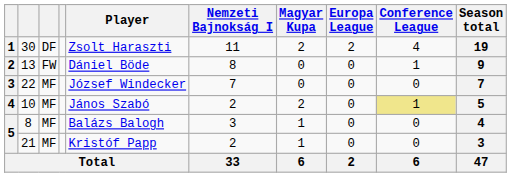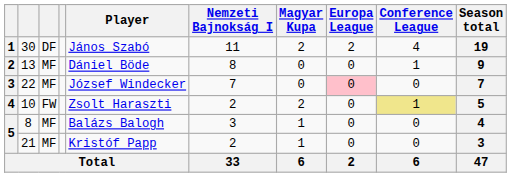(120, 47) Zsolt Haraszti -> (109, 47) János Szabó
(49, 66) FW -> (49, 66) MF
(351, 86) no background -> (351, 86) pink background
(49, 105) MF -> (49, 105) FW
(109, 105) János Szabó -> (120, 105) Zsolt Haraszti
